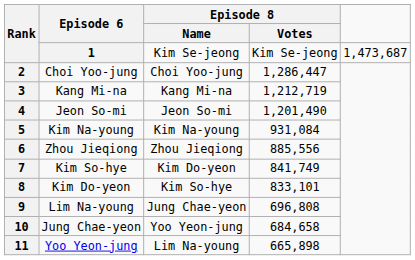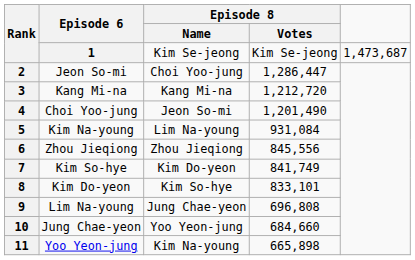(91, 72) Choi Yoo-jung -> (91, 72) Jeon So-mi
(295, 91) 1,212,719 -> (295, 91) 1,212,720
(91, 110) Jeon So-mi -> (91, 110) Choi Yoo-jung
(197, 130) Kim Na-young -> (197, 130) Lim Na-young
(295, 149) 885,556 -> (295, 149) 845,556
(295, 226) 684,658 -> (295, 226) 684,660
(197, 245) Lim Na-young -> (197, 245) Kim Na-young
